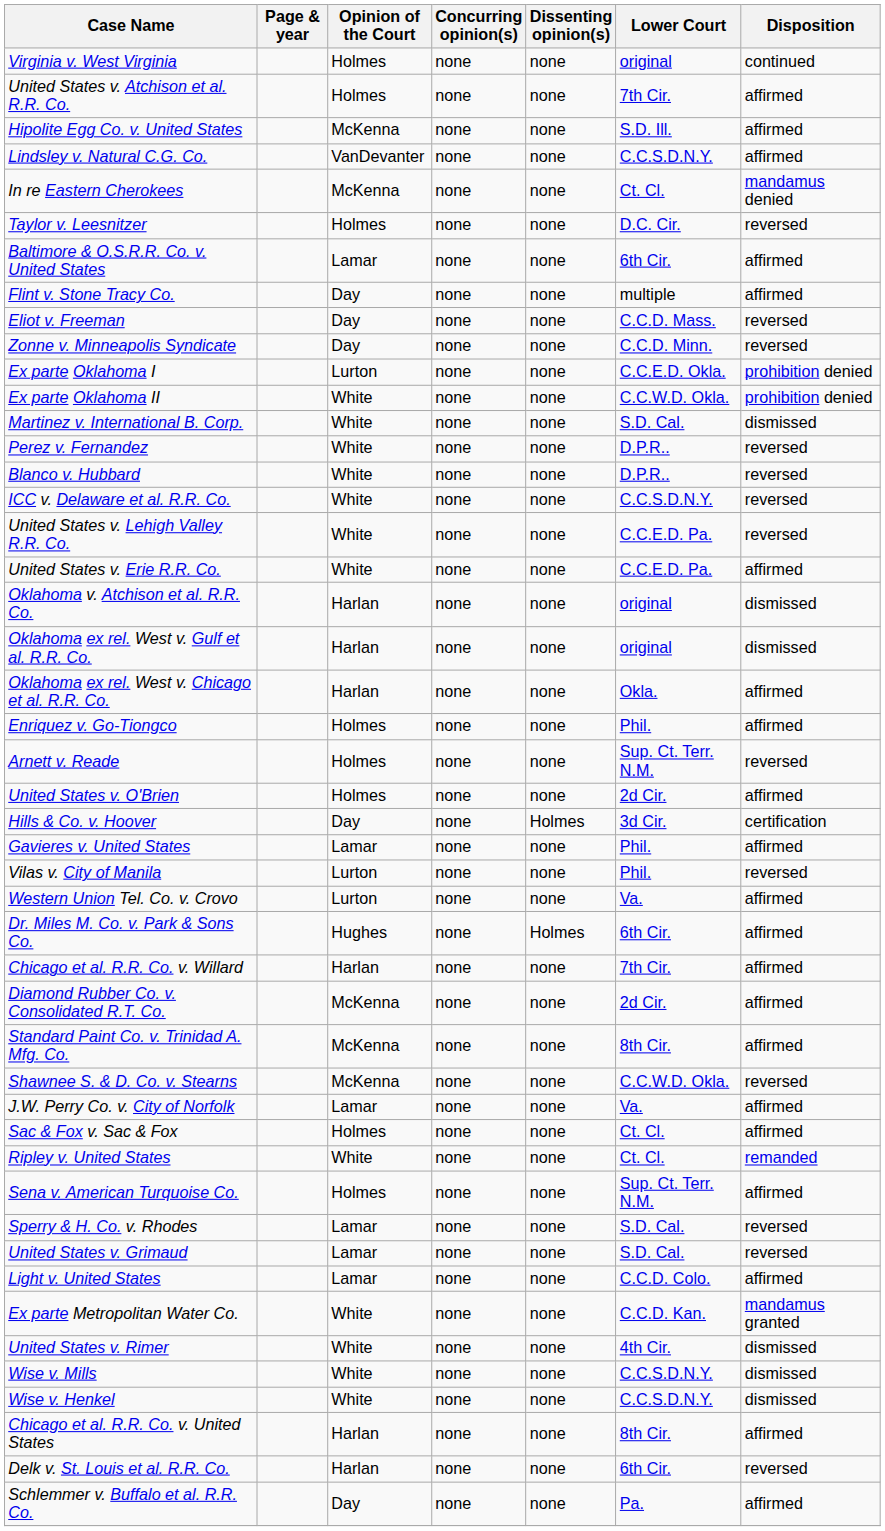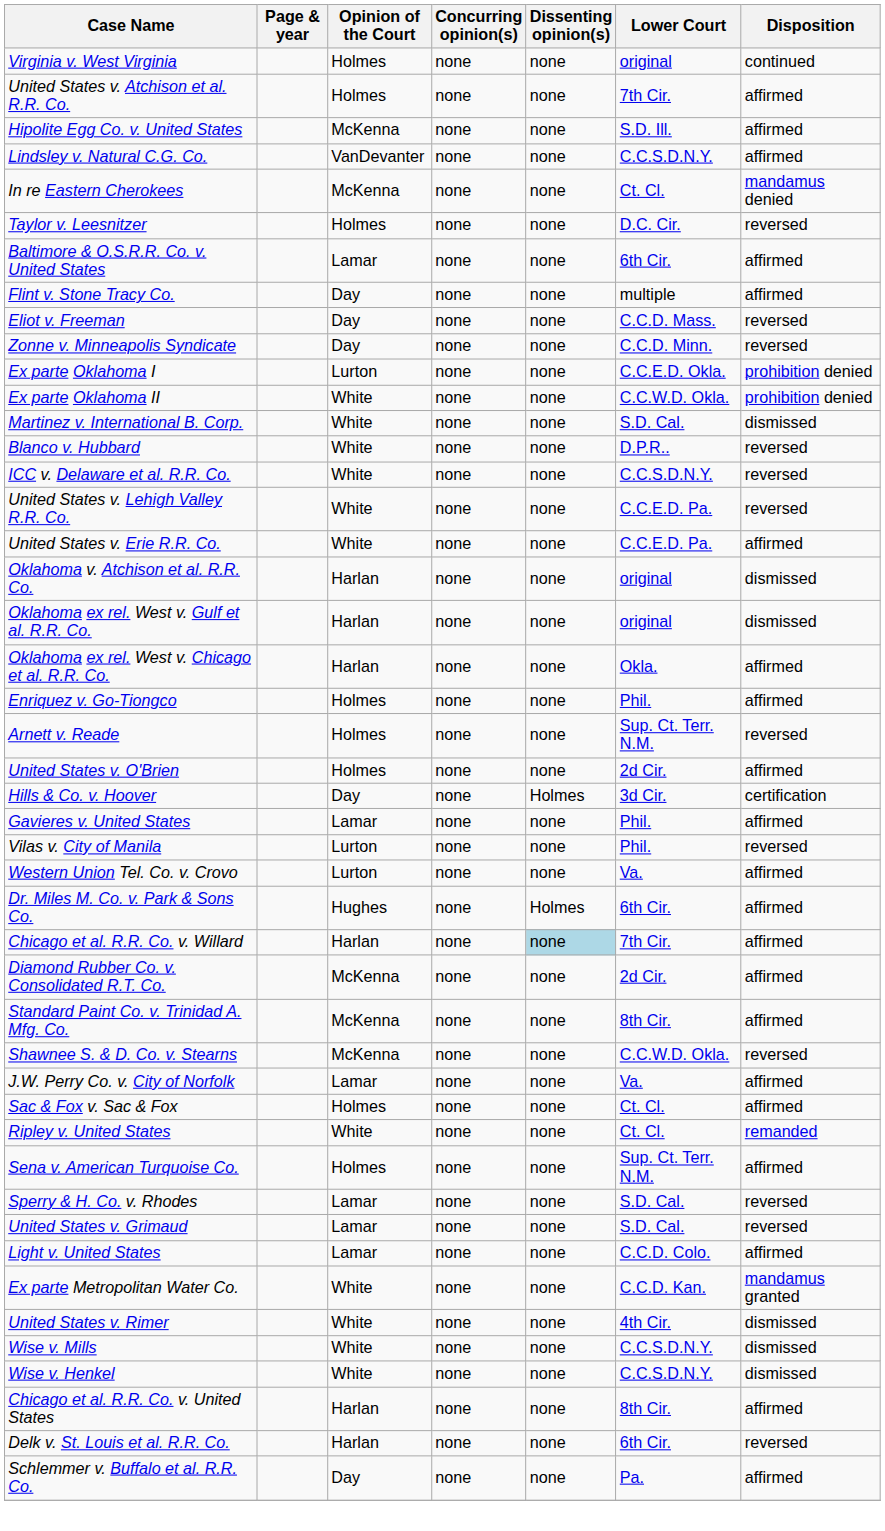- row: (78, 448)
(548, 967) no background -> (548, 942) lightblue background
